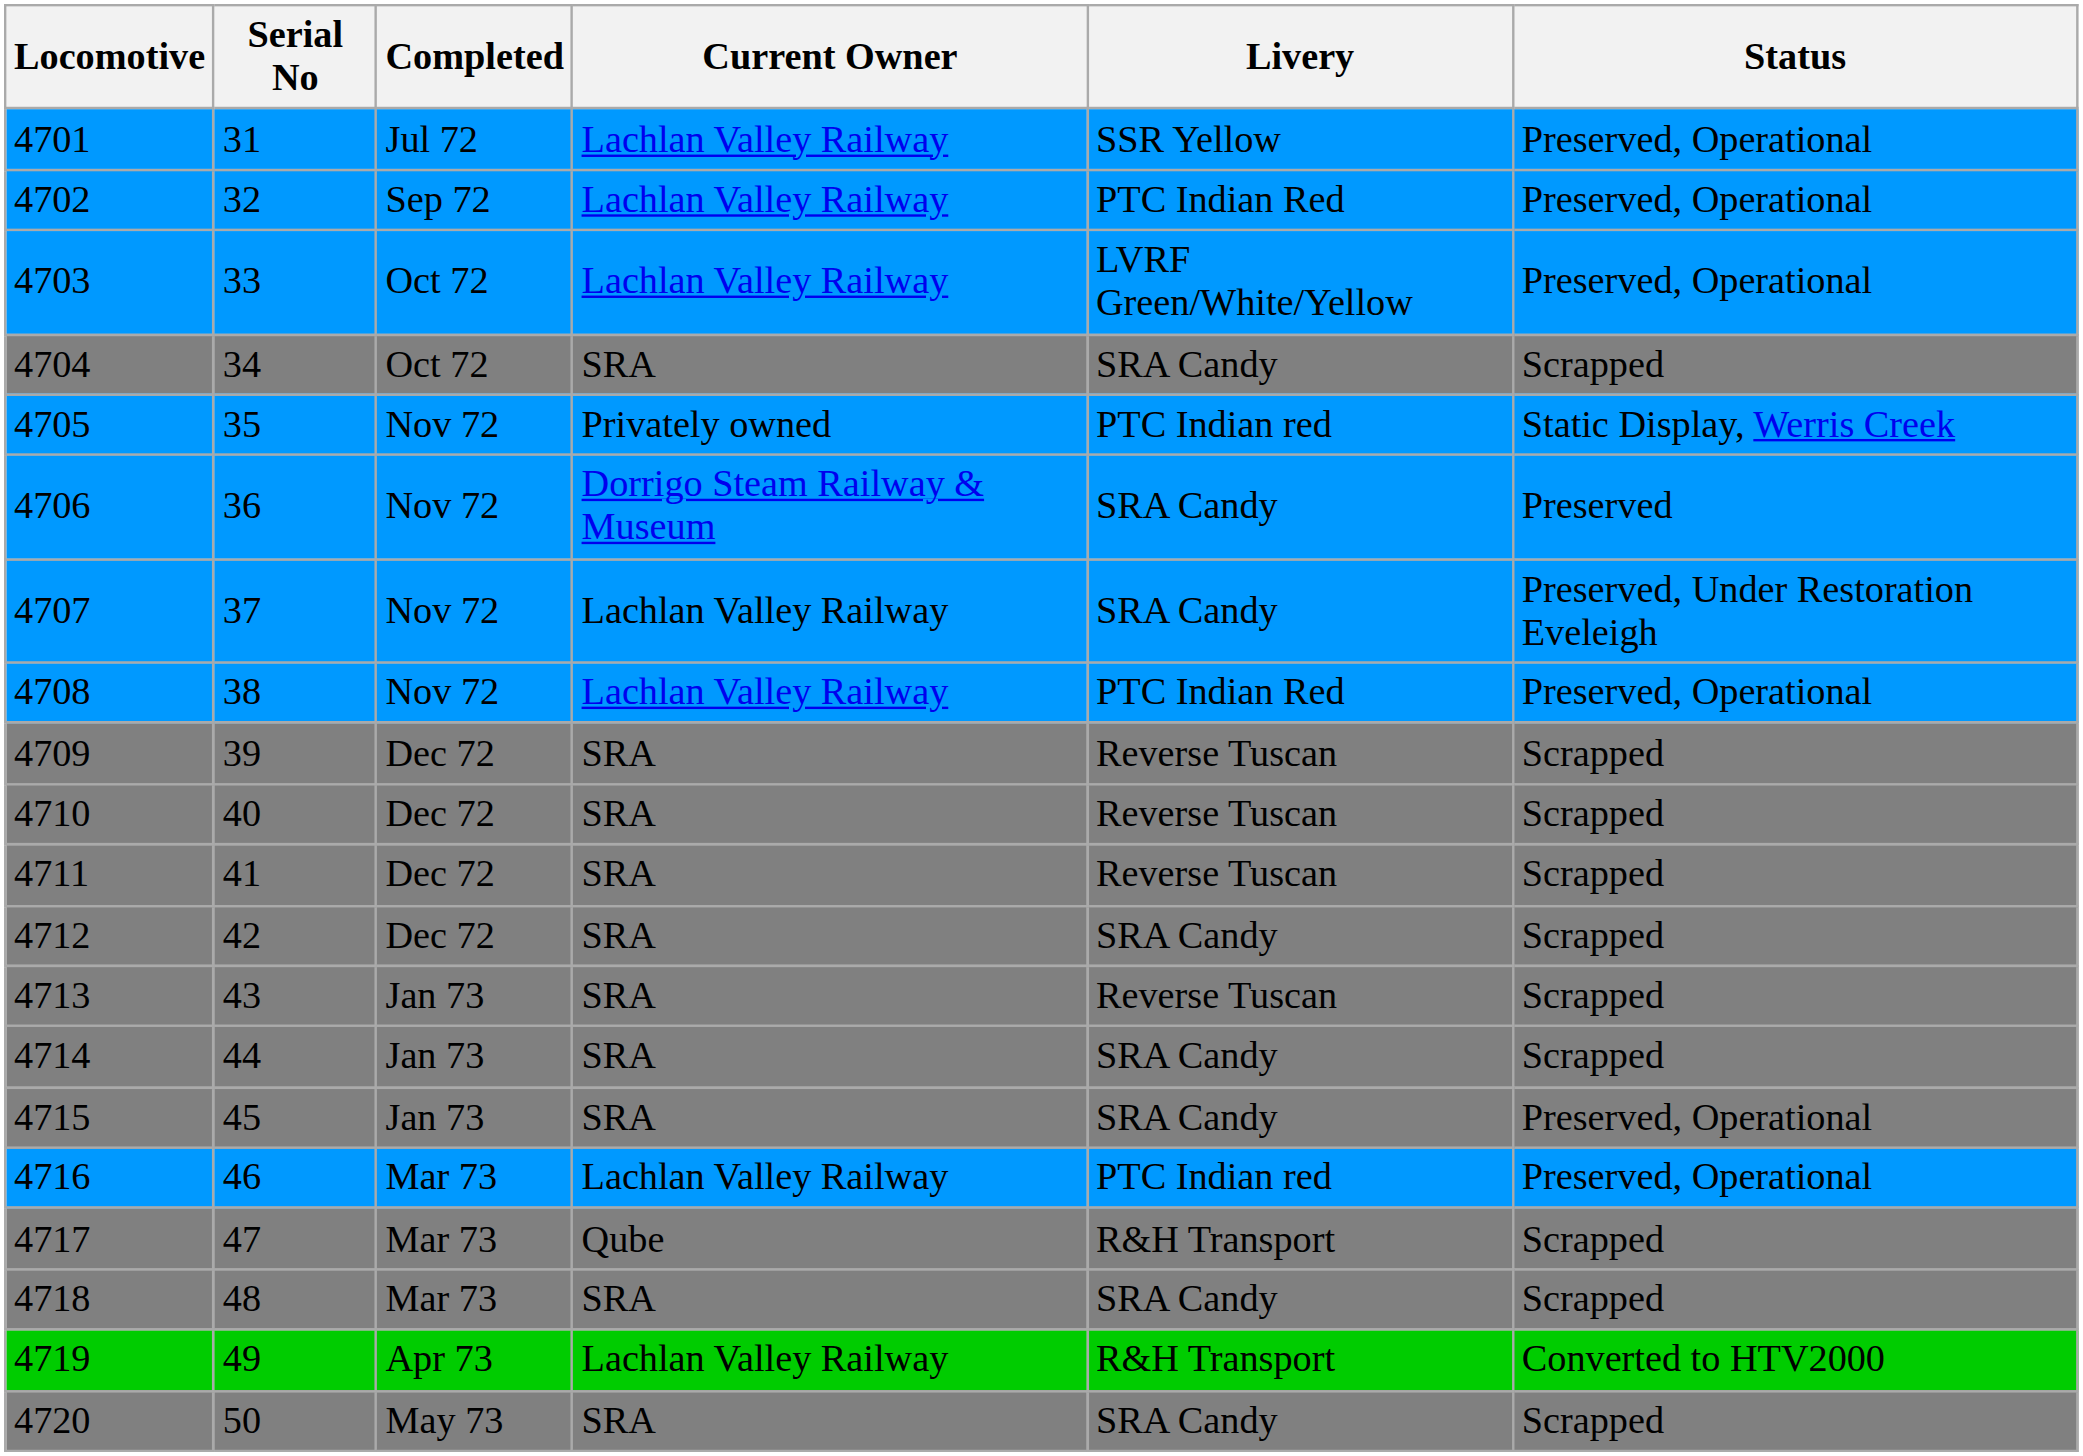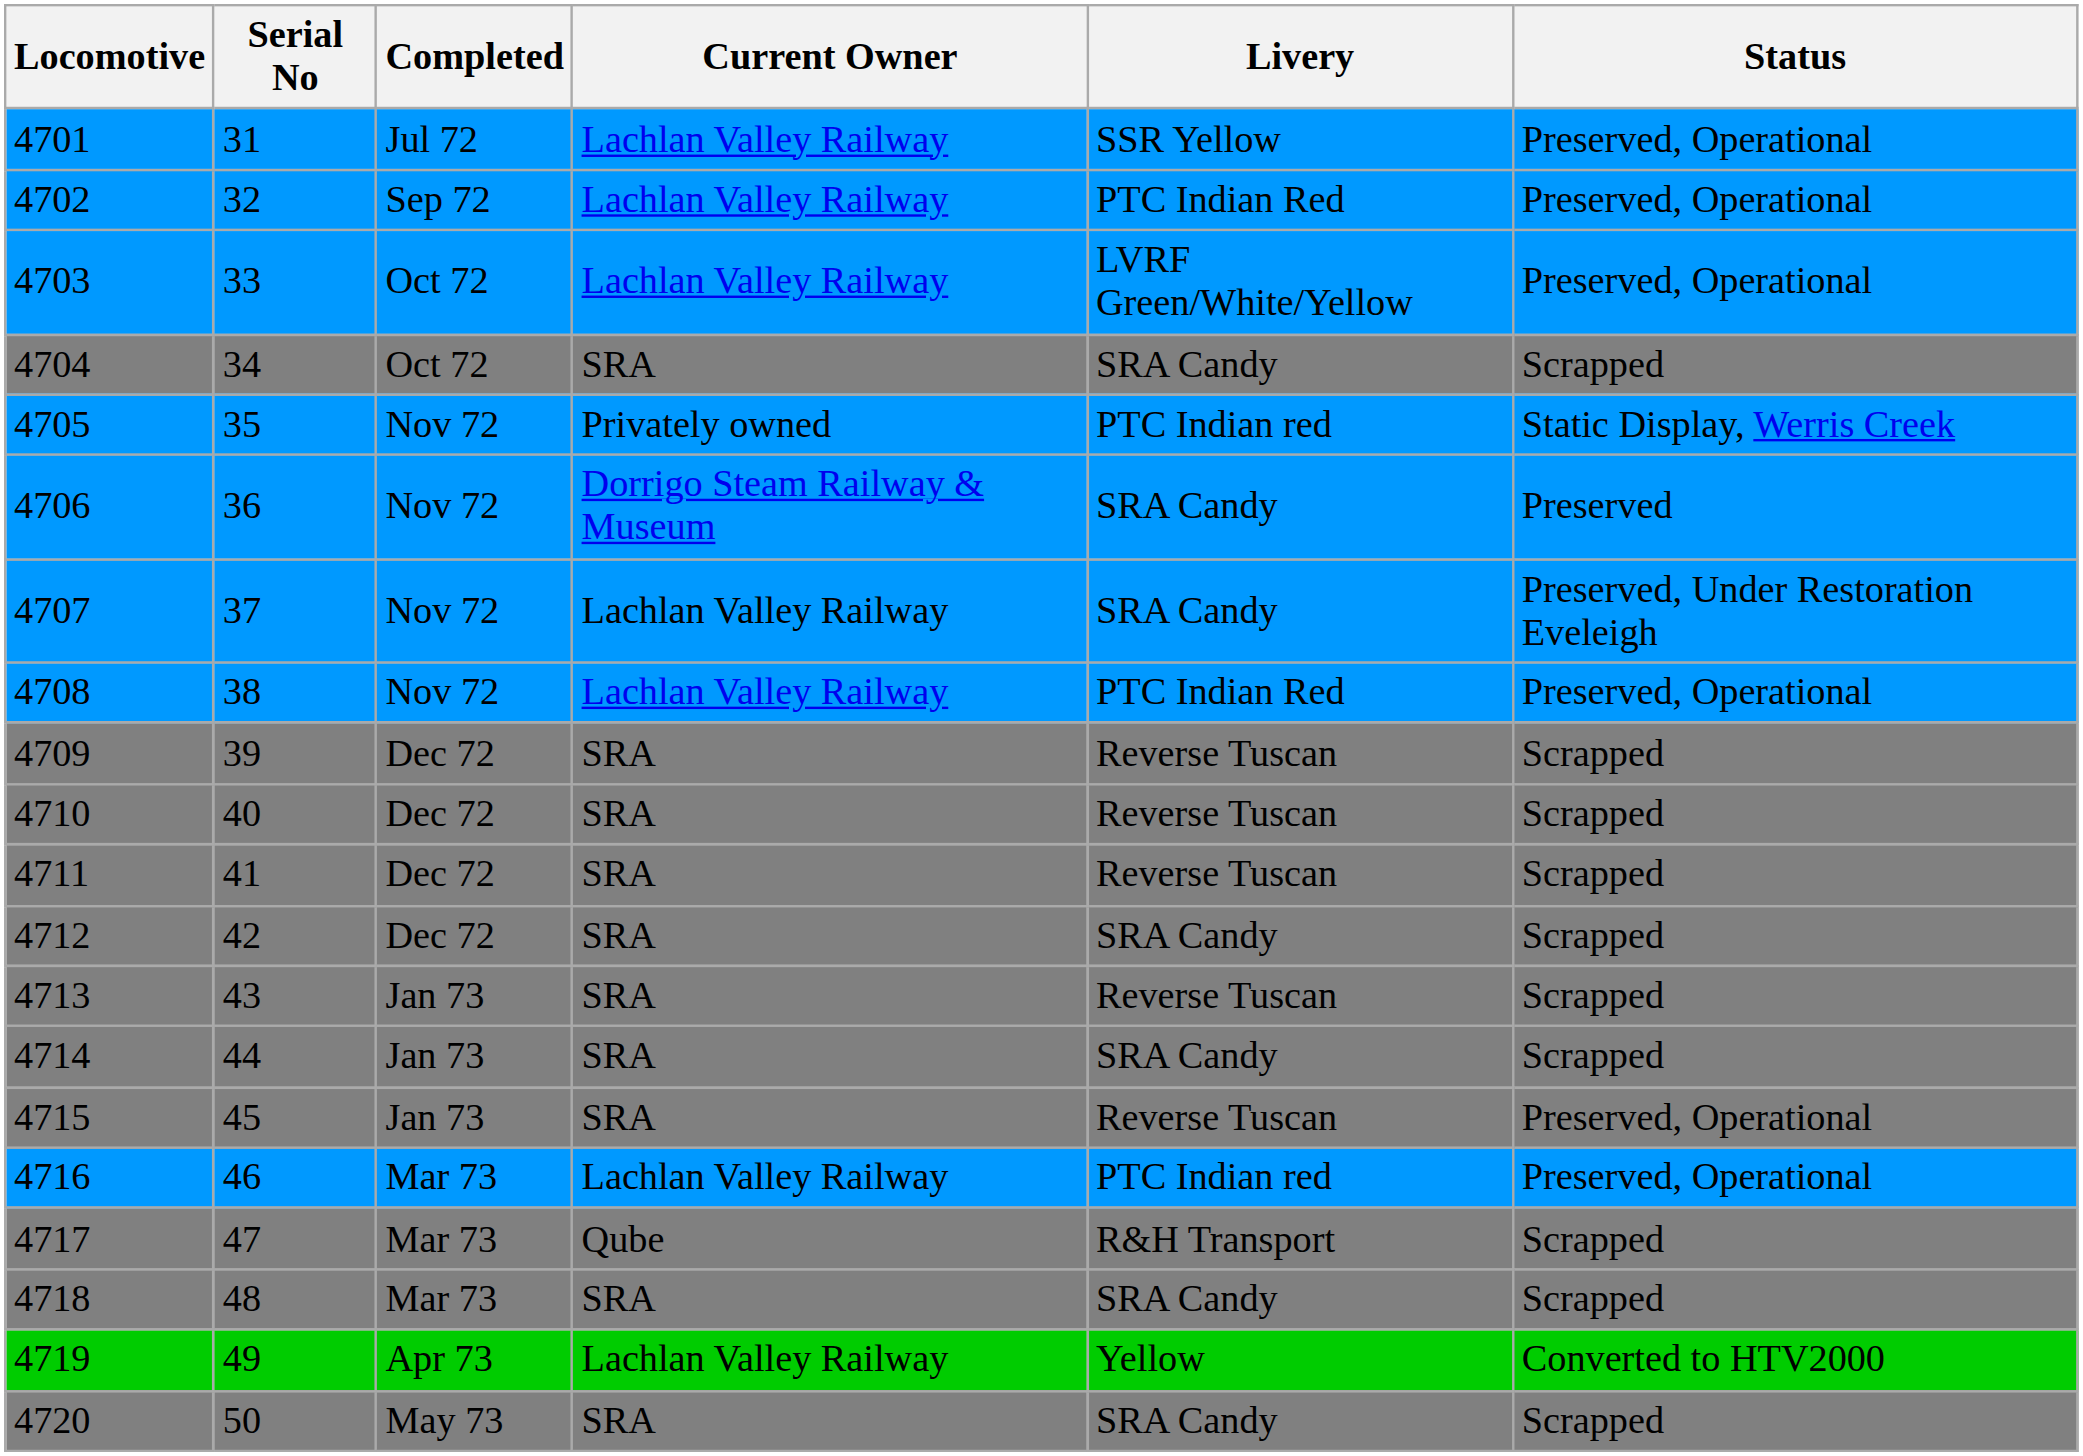(1187, 1116) SRA Candy -> (1217, 1116) Reverse Tuscan
(1216, 1359) R&H Transport -> (1150, 1359) Yellow
